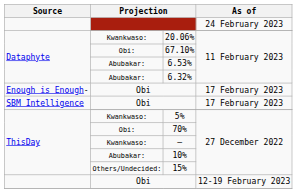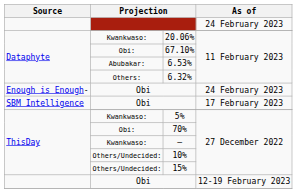(127, 77) Abubakar: -> (127, 77) Others:
(244, 90) 17 February 2023 -> (244, 90) 24 February 2023
(127, 156) Abubakar: -> (127, 156) Others/Undecided:
